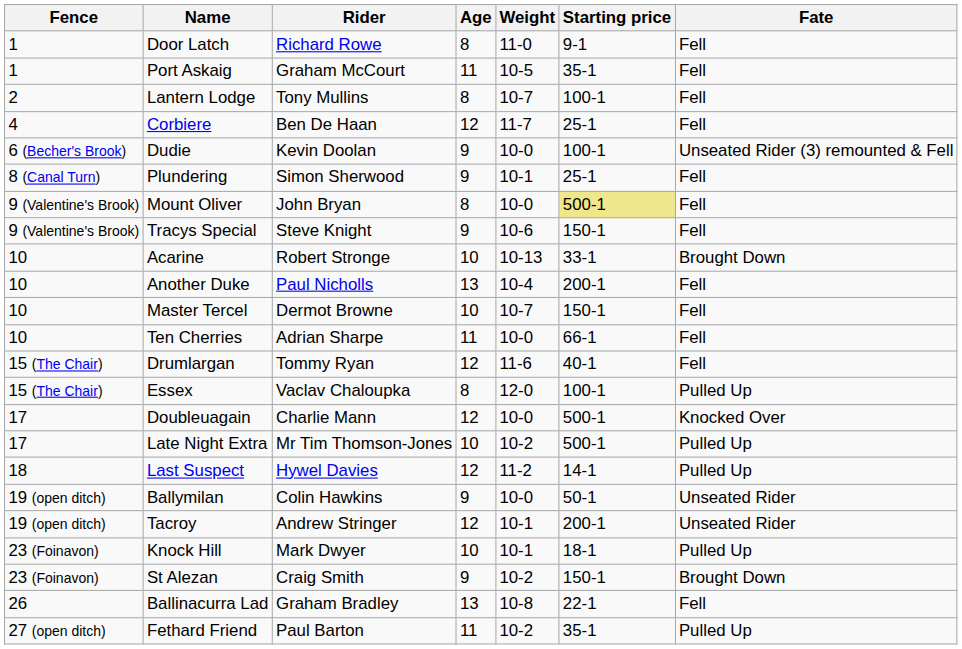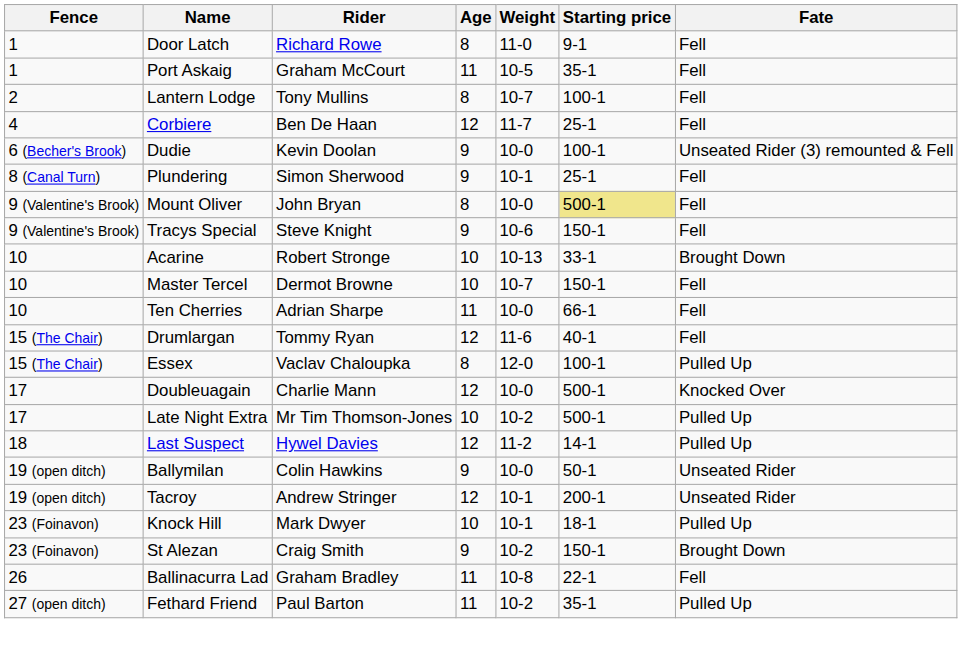- row: (198, 284)
(469, 603) 13 -> (469, 577) 11
